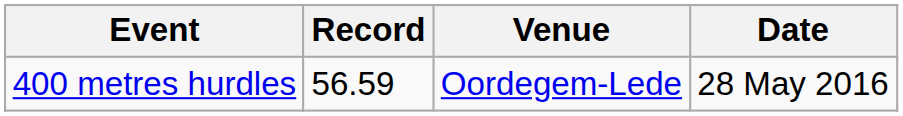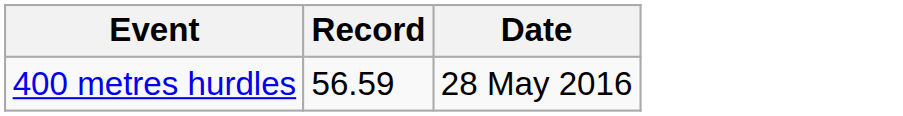- column: (561, 30)
